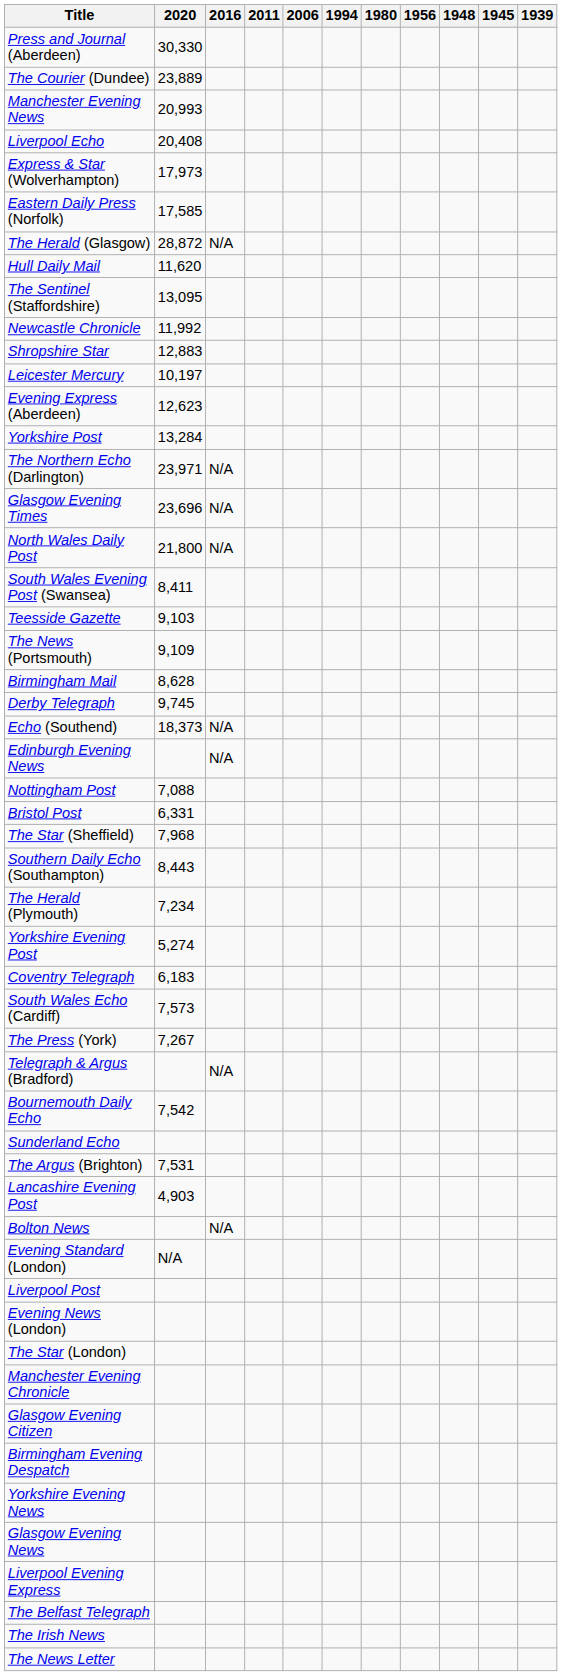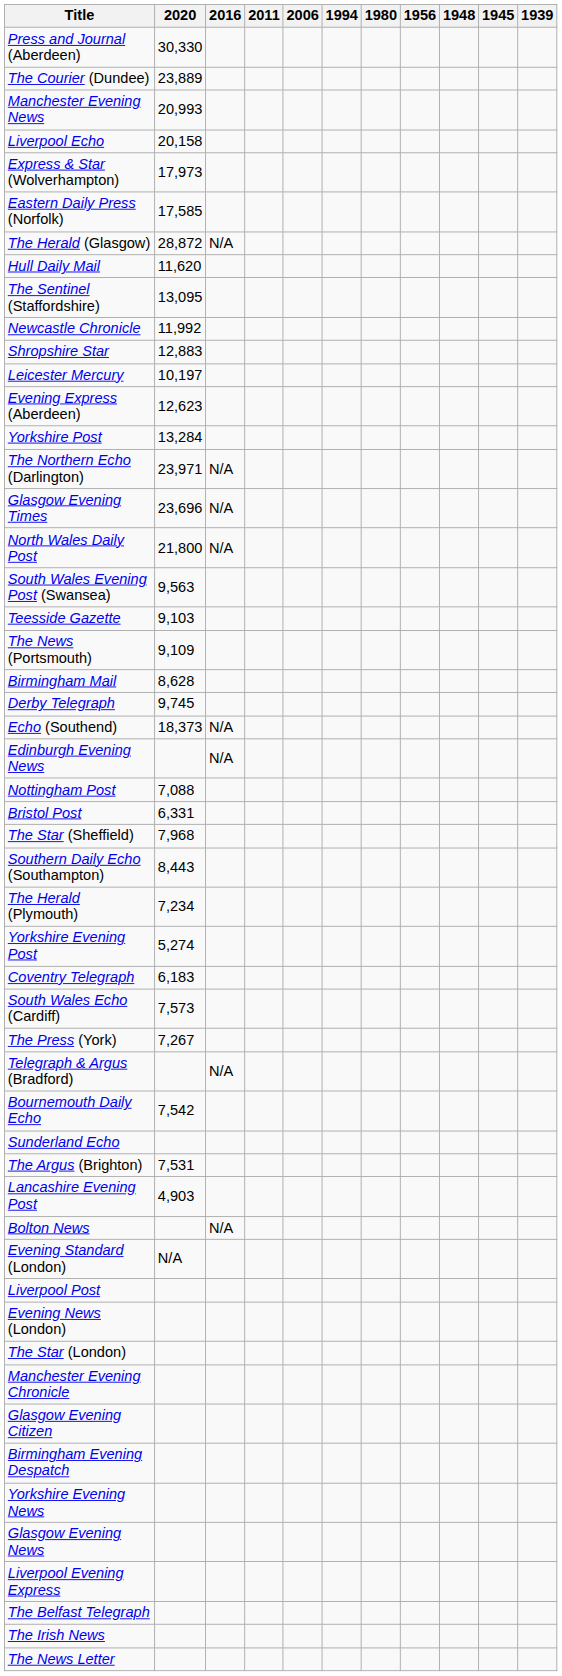(180, 141) 20,408 -> (180, 141) 20,158
(175, 587) 8,411 -> (176, 587) 9,563
